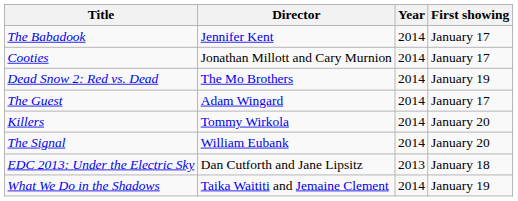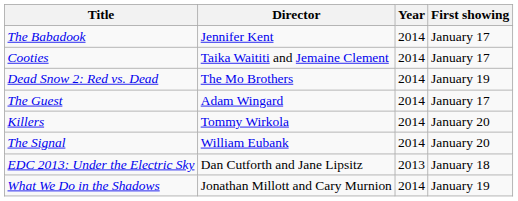(296, 57) Jonathan Millott and Cary Murnion -> (295, 57) Taika Waititi and Jemaine Clement
(295, 185) Taika Waititi and Jemaine Clement -> (296, 185) Jonathan Millott and Cary Murnion
